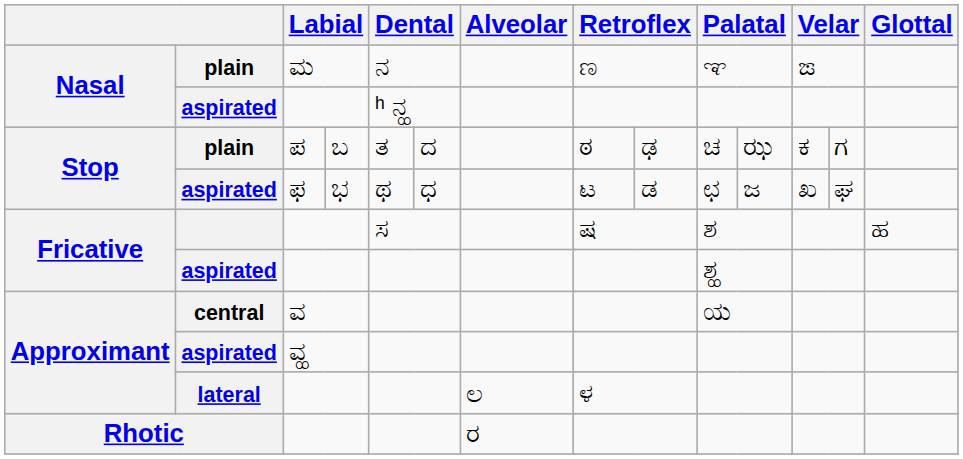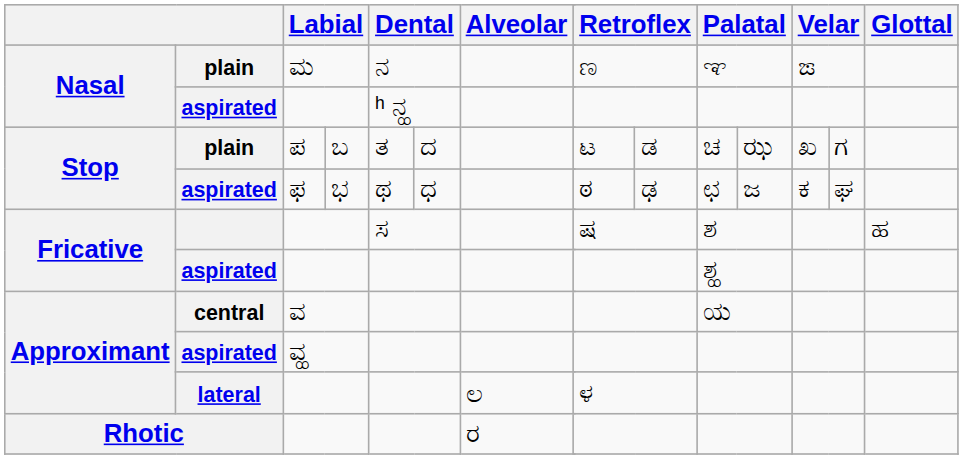(586, 147) ಠ -> (587, 147) ಟ
(649, 147) ಢ -> (649, 147) ಡ
(803, 147) ಕ -> (807, 147) ಖ
(587, 188) ಟ -> (586, 188) ಠ
(649, 188) ಡ -> (649, 188) ಢ
(807, 188) ಖ -> (803, 188) ಕ
